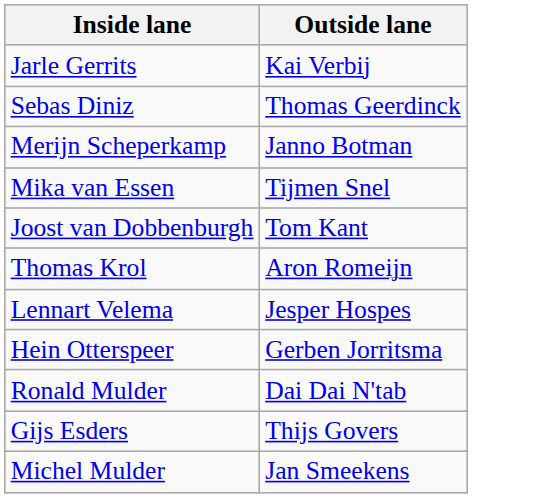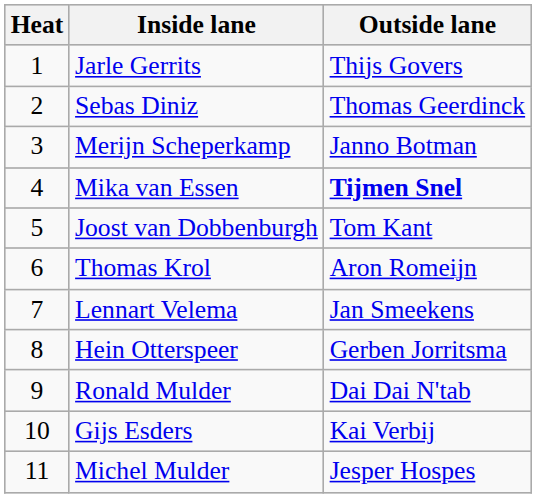+ column: (37, 24)
(318, 65) Kai Verbij -> (396, 65) Thijs Govers
(328, 187) normal -> (396, 187) bold
(338, 308) Jesper Hospes -> (402, 308) Jan Smeekens
(332, 430) Thijs Govers -> (382, 430) Kai Verbij
(337, 471) Jan Smeekens -> (402, 471) Jesper Hospes
